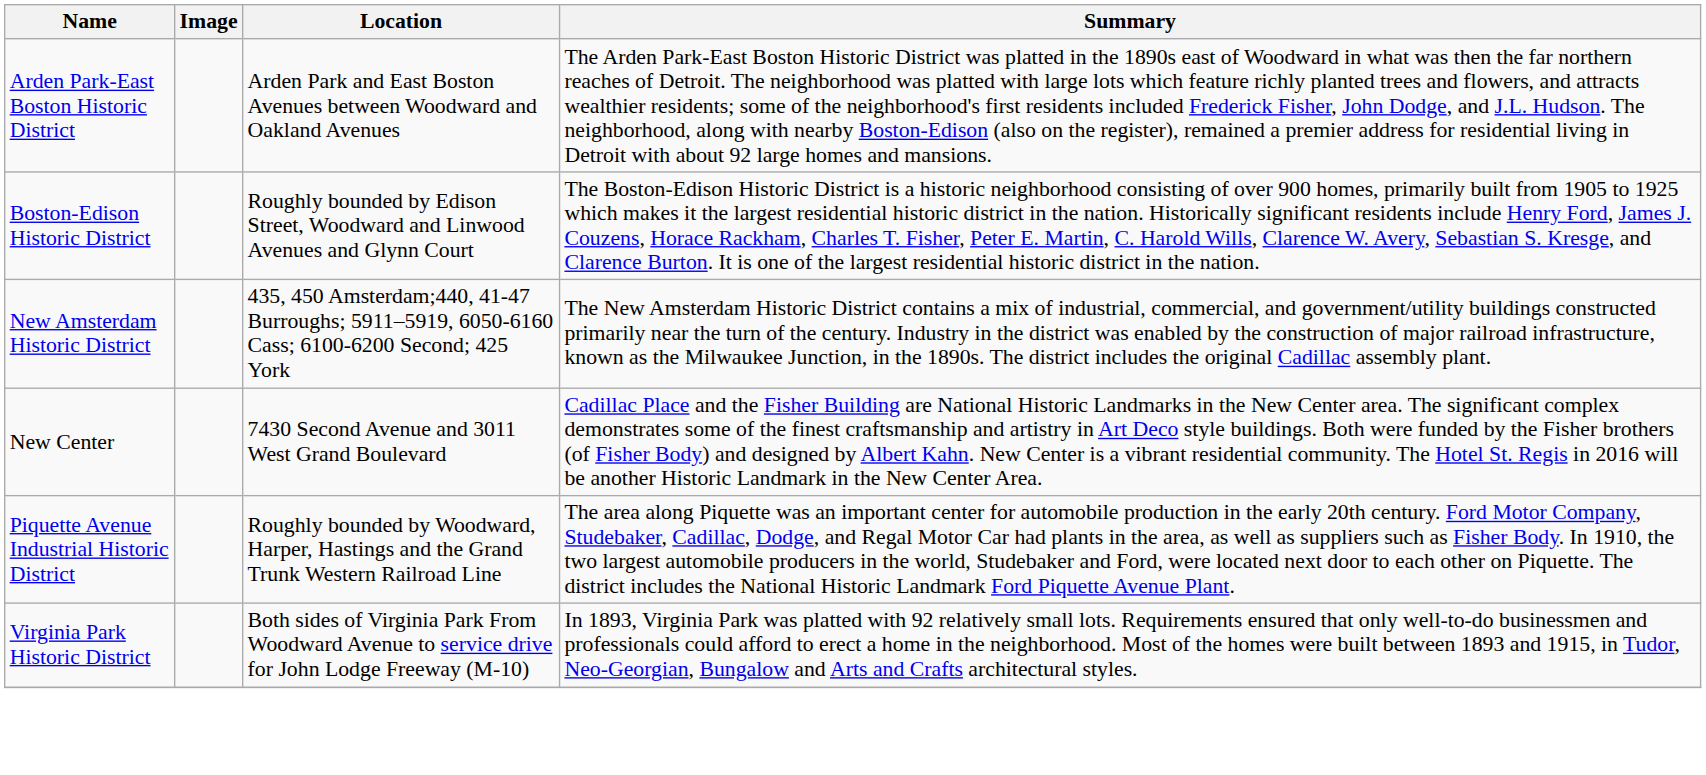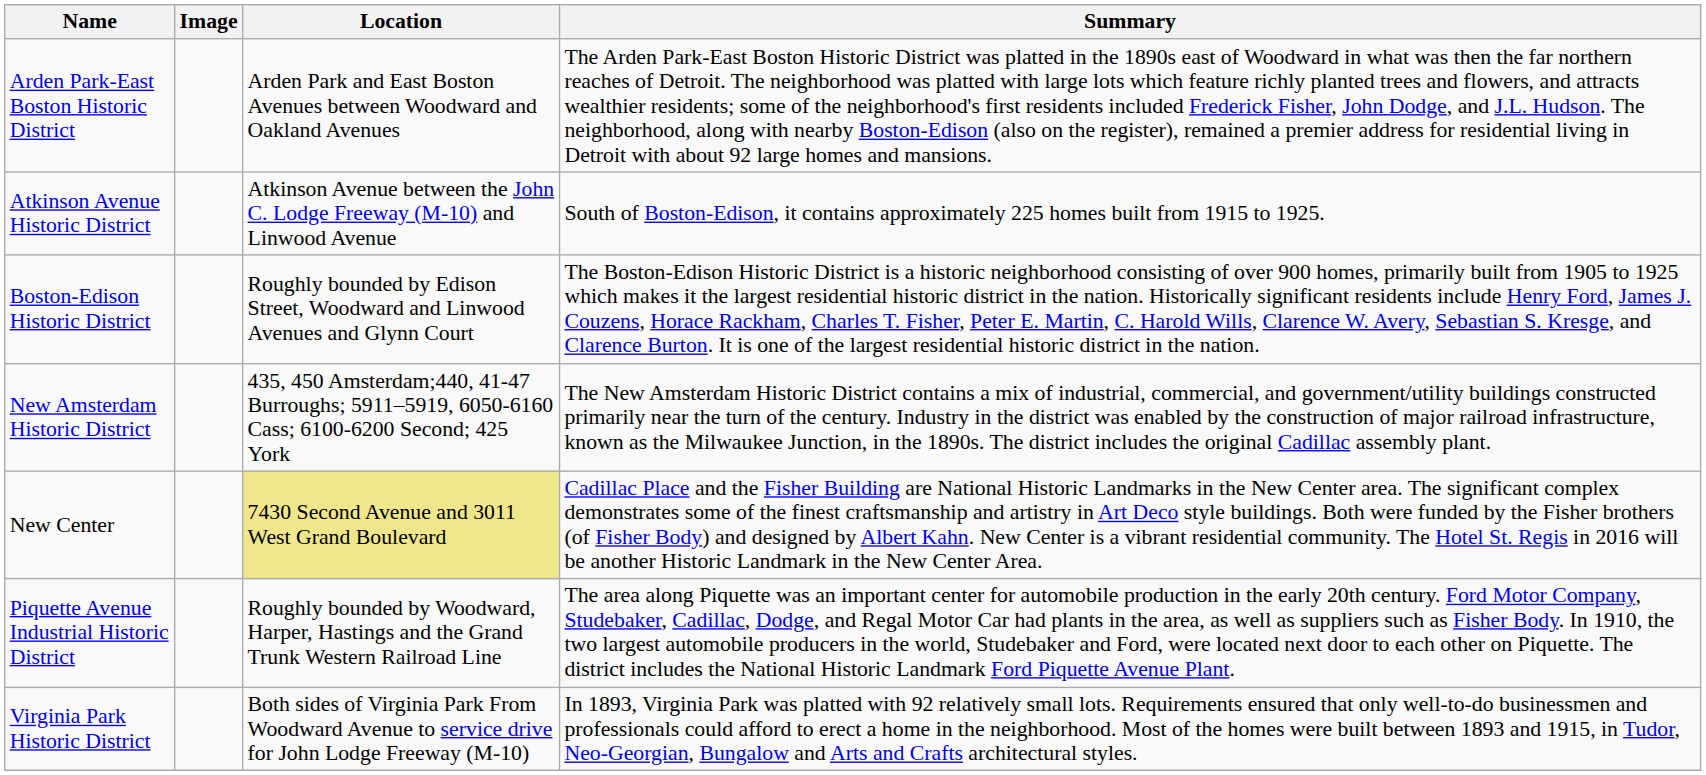+ row: (85, 213)
(382, 441) no background -> (382, 524) khaki background
